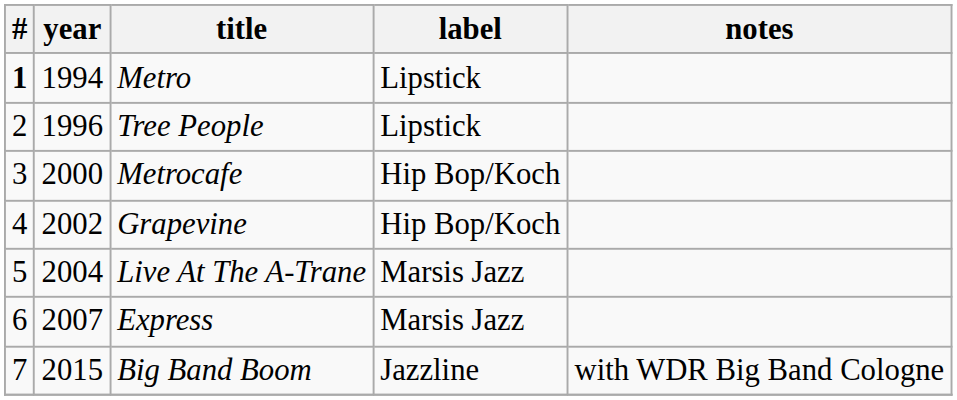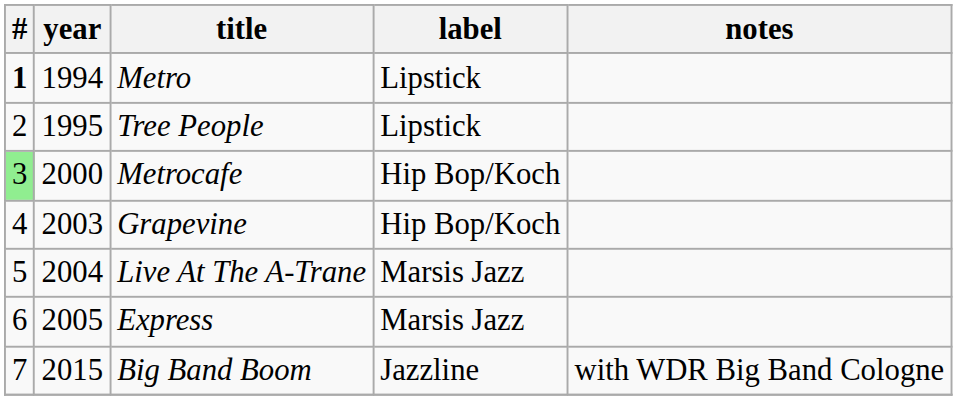(72, 126) 1996 -> (72, 126) 1995
(20, 175) no background -> (20, 175) lightgreen background
(72, 223) 2002 -> (72, 223) 2003
(72, 321) 2007 -> (72, 321) 2005
